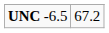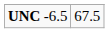(87, 16) 67.2 -> (87, 16) 67.5
